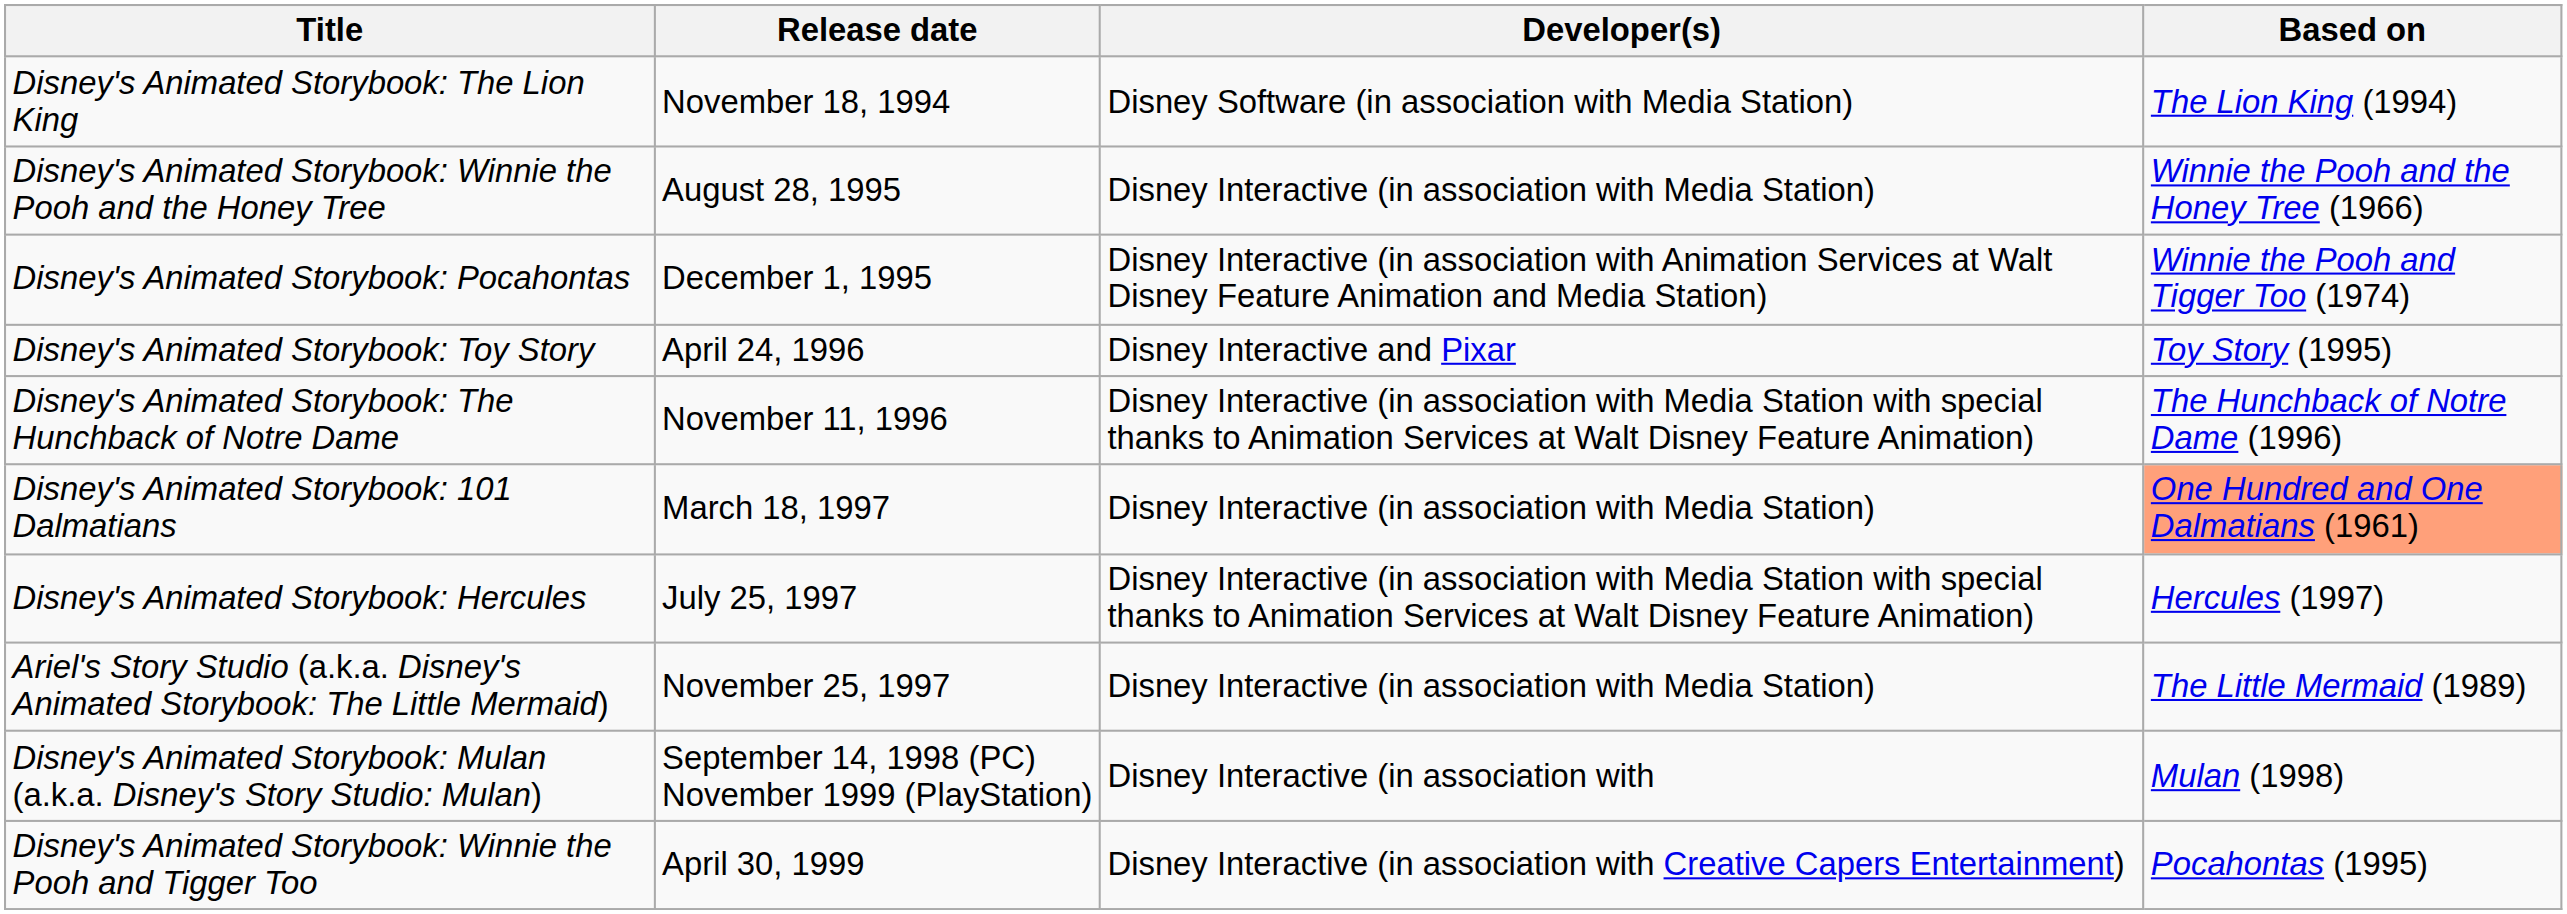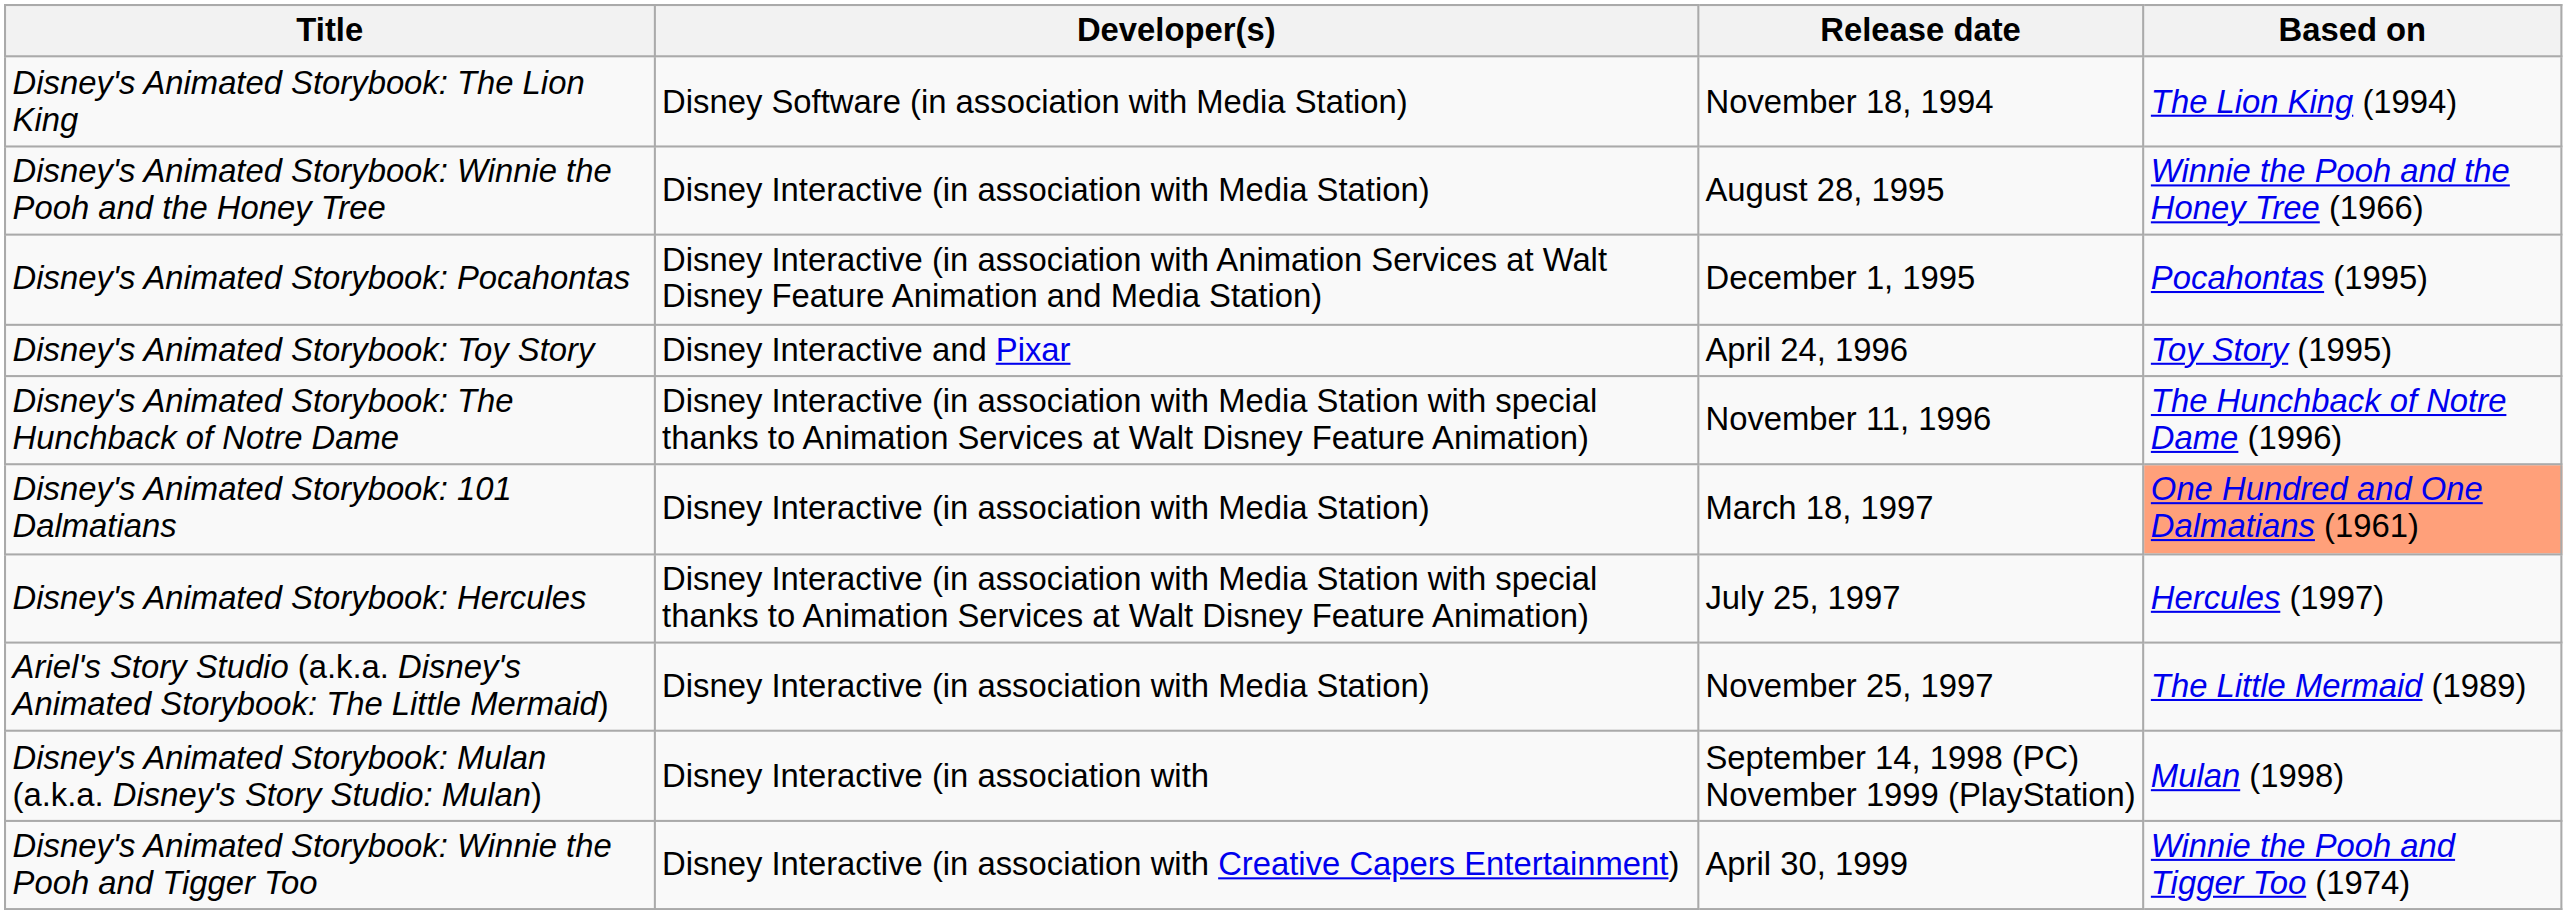columns swapped: (1622, 30) <-> (877, 30)
(2303, 278) Winnie the Pooh and Tigger Too (1974) -> (2289, 278) Pocahontas (1995)
(2289, 864) Pocahontas (1995) -> (2303, 864) Winnie the Pooh and Tigger Too (1974)
